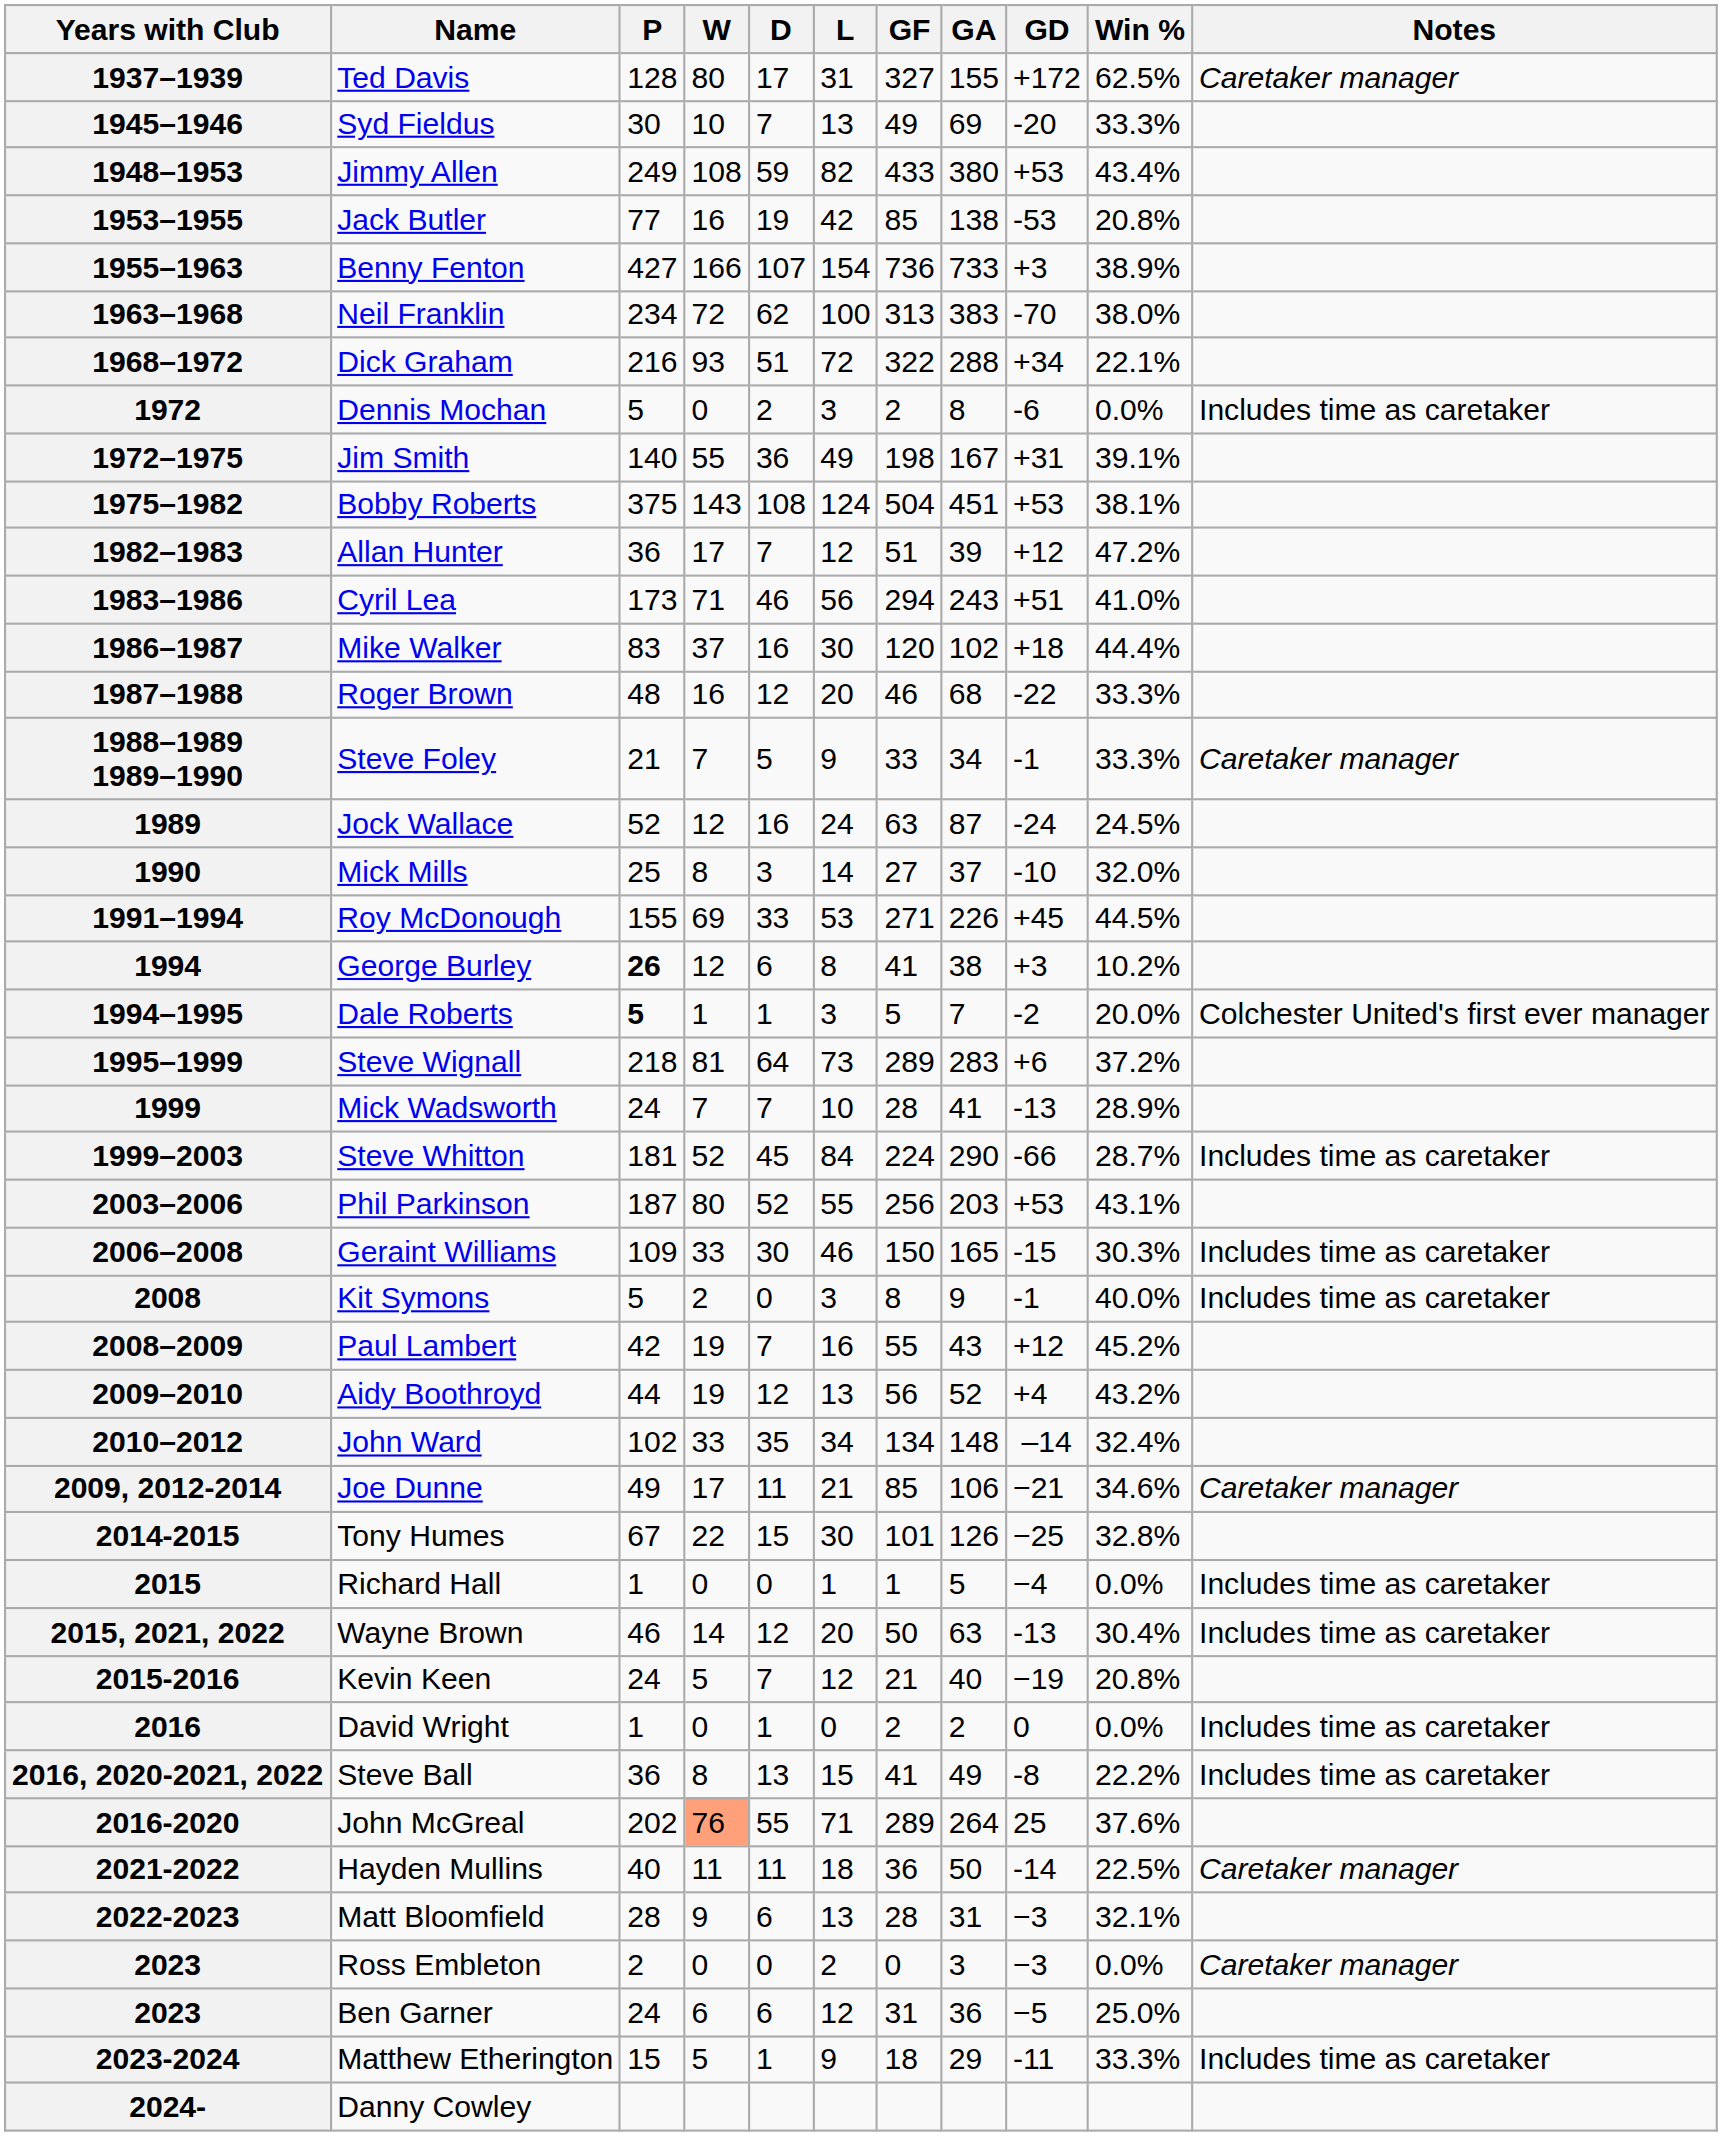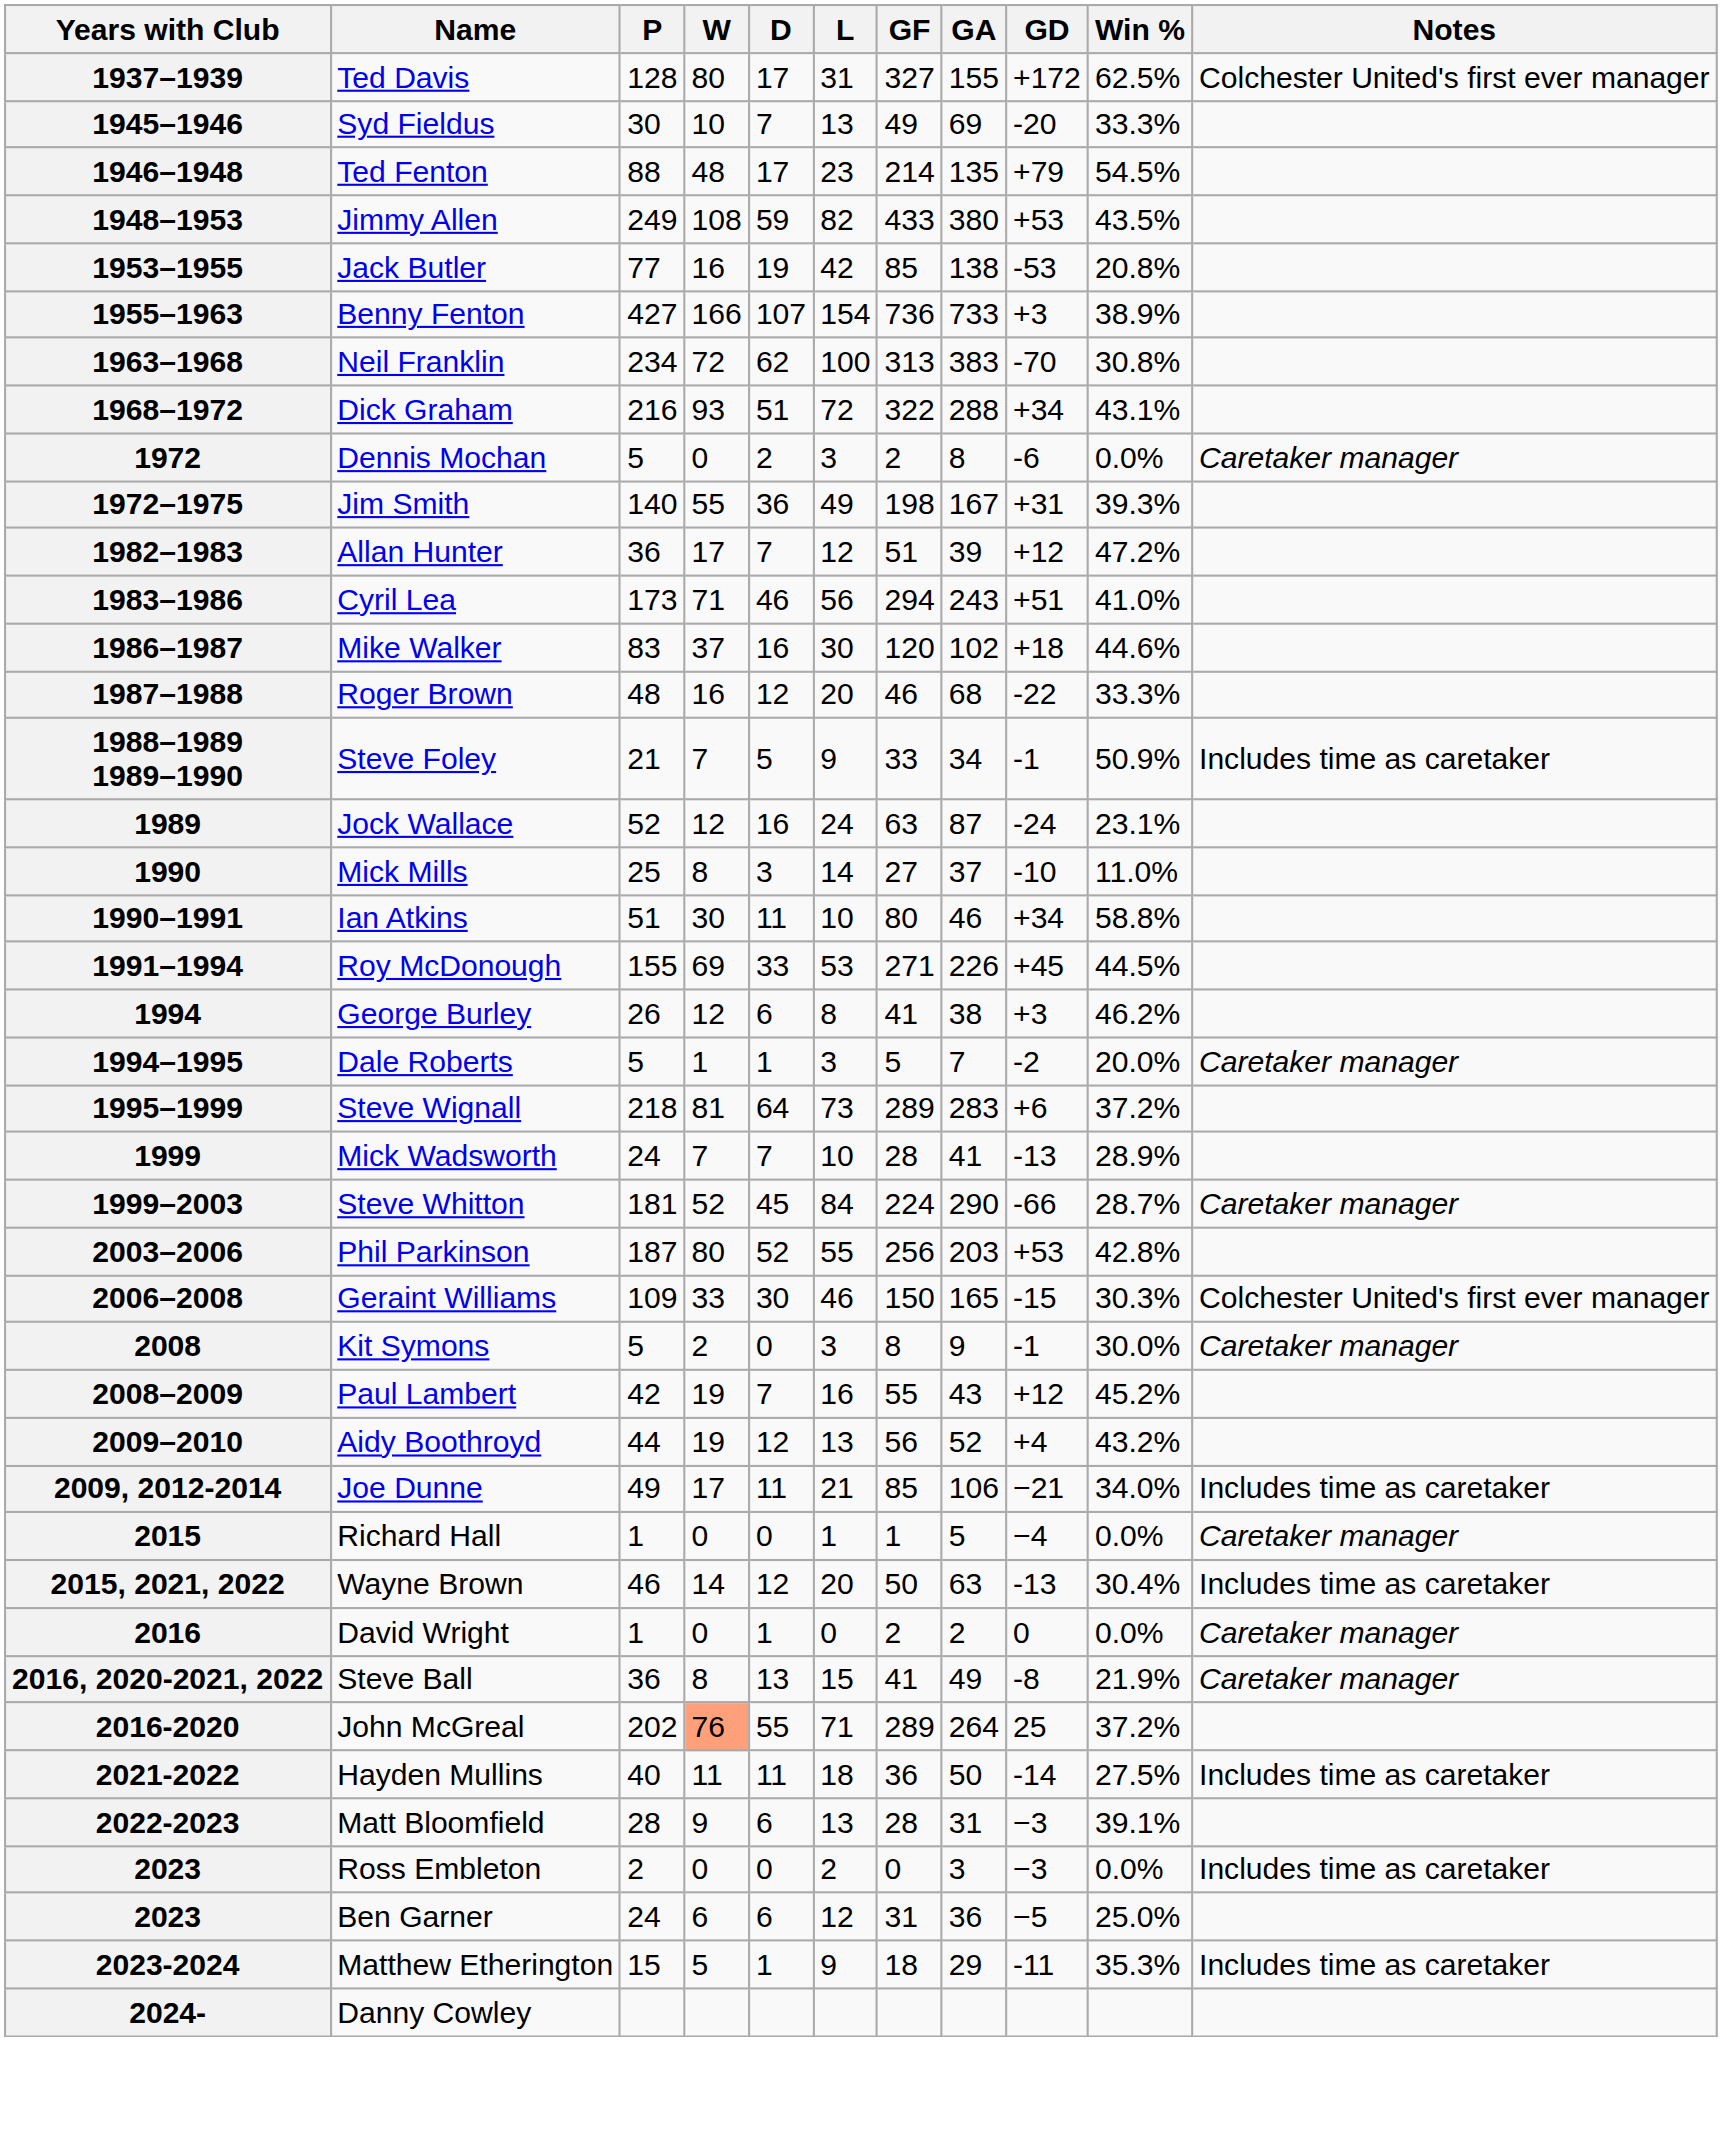(1329, 77) Caretaker manager -> (1454, 77) Colchester United's first ever manager
+ row: (168, 172)
(1138, 172) 43.4% -> (1138, 219) 43.5%
(1138, 314) 38.0% -> (1138, 362) 30.8%
(1138, 362) 22.1% -> (1138, 410) 43.1%
(1375, 410) Includes time as caretaker -> (1329, 457) Caretaker manager
(1138, 457) 39.1% -> (1138, 505) 39.3%
- row: (168, 505)
(1138, 647) 44.4% -> (1138, 647) 44.6%
(1138, 759) 33.3% -> (1138, 759) 50.9%
(1329, 759) Caretaker manager -> (1375, 759) Includes time as caretaker
(1138, 823) 24.5% -> (1138, 823) 23.1%
(1138, 871) 32.0% -> (1136, 871) 11.0%
+ row: (168, 919)
(644, 966) bold -> (644, 1014) normal
(1138, 966) 10.2% -> (1138, 1014) 46.2%
(636, 1014) bold -> (636, 1061) normal
(1454, 1014) Colchester United's first ever manager -> (1329, 1061) Caretaker manager
(1375, 1156) Includes time as caretaker -> (1329, 1204) Caretaker manager
(1138, 1204) 43.1% -> (1138, 1251) 42.8%
(1375, 1251) Includes time as caretaker -> (1454, 1299) Colchester United's first ever manager
(1138, 1299) 40.0% -> (1138, 1346) 30.0%
(1375, 1299) Includes time as caretaker -> (1329, 1346) Caretaker manager
- row: (168, 1442)
(1138, 1489) 34.6% -> (1138, 1489) 34.0%
(1329, 1489) Caretaker manager -> (1375, 1489) Includes time as caretaker
- row: (168, 1537)
(1375, 1584) Includes time as caretaker -> (1329, 1537) Caretaker manager
- row: (168, 1679)
(1375, 1727) Includes time as caretaker -> (1329, 1632) Caretaker manager
(1138, 1774) 22.2% -> (1138, 1679) 21.9%
(1375, 1774) Includes time as caretaker -> (1329, 1679) Caretaker manager
(1138, 1822) 37.6% -> (1138, 1727) 37.2%
(1138, 1869) 22.5% -> (1138, 1774) 27.5%
(1329, 1869) Caretaker manager -> (1375, 1774) Includes time as caretaker
(1138, 1917) 32.1% -> (1138, 1822) 39.1%
(1329, 1965) Caretaker manager -> (1375, 1869) Includes time as caretaker
(1138, 2060) 33.3% -> (1138, 1965) 35.3%
